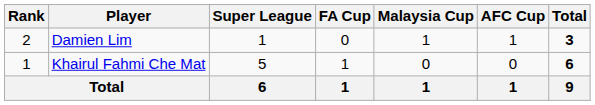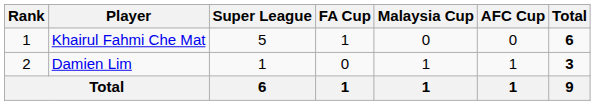rows swapped: (129, 64) <-> (92, 40)
